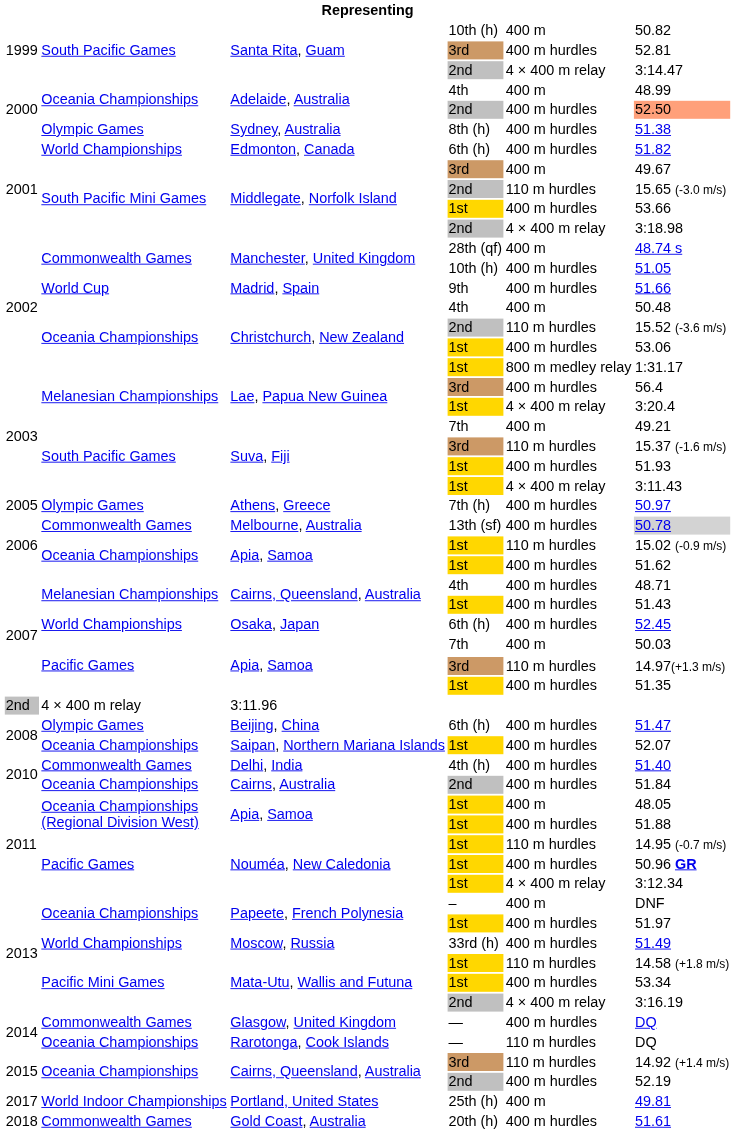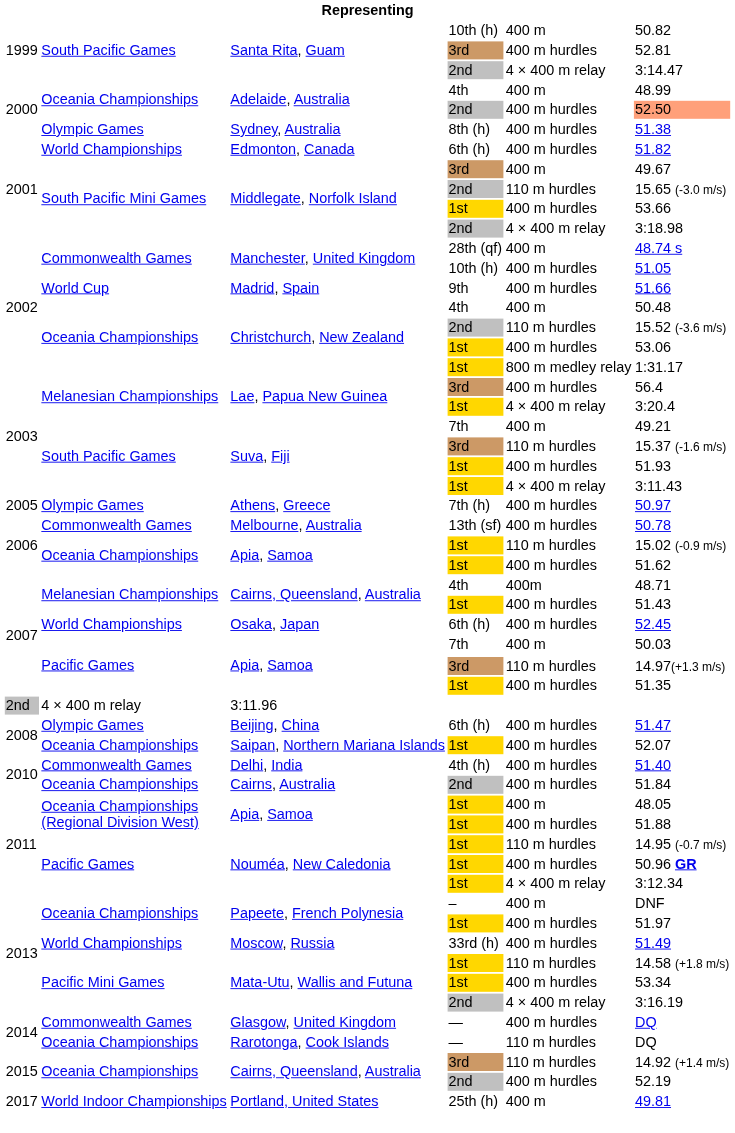(653, 525) lightgrey background -> (653, 525) no background
(551, 585) 400 m hurdles -> (524, 585) 400m
- row: (298, 1121)
